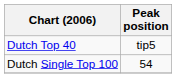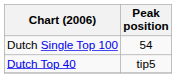rows swapped: (62, 63) <-> (41, 45)
